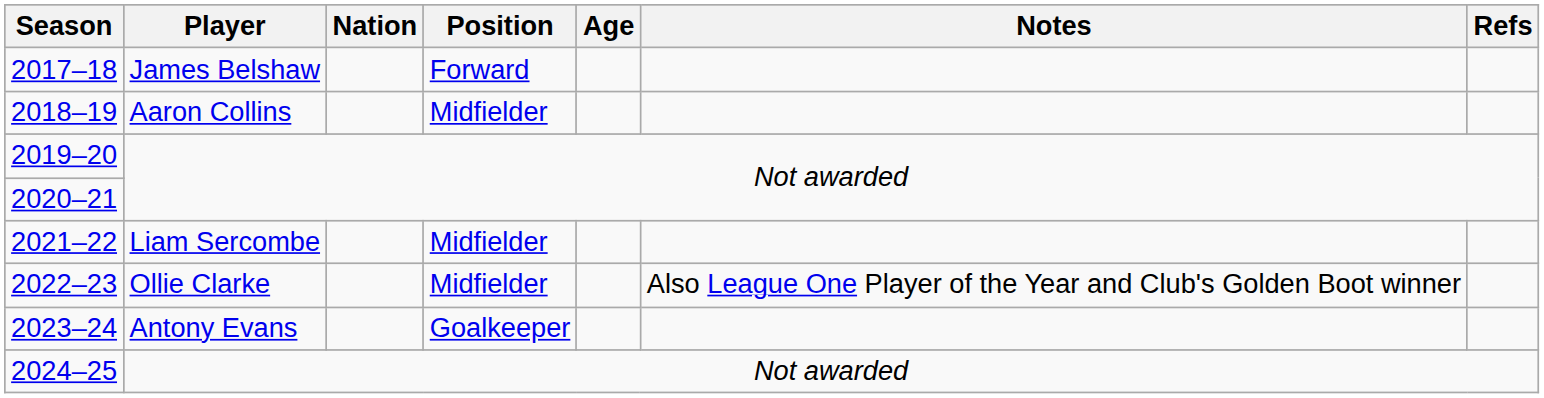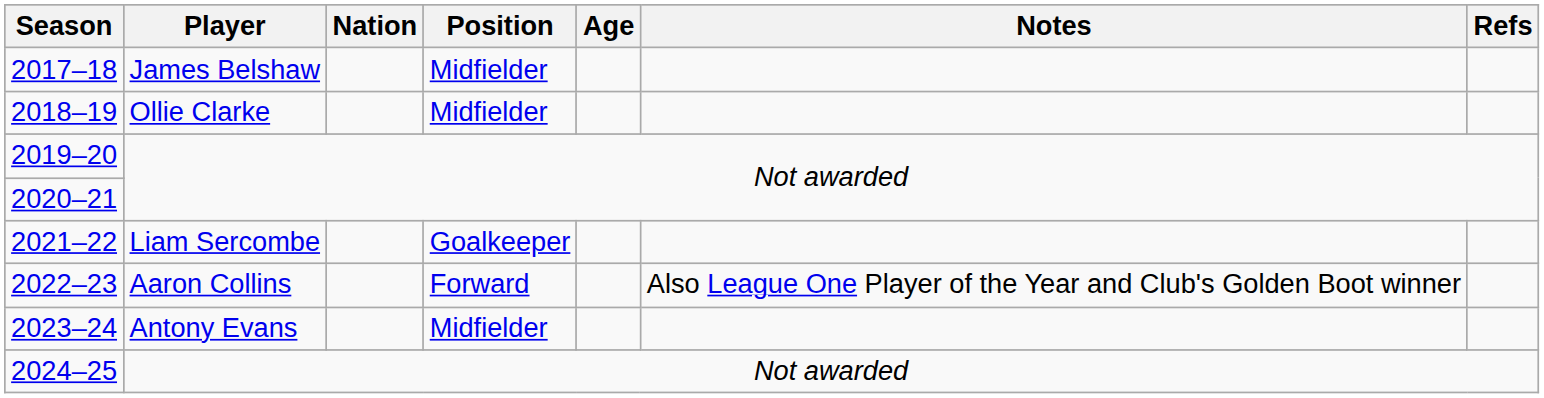(480, 69) Forward -> (489, 69) Midfielder
(210, 112) Aaron Collins -> (200, 112) Ollie Clarke
(489, 241) Midfielder -> (500, 241) Goalkeeper
(200, 284) Ollie Clarke -> (210, 284) Aaron Collins
(489, 284) Midfielder -> (480, 284) Forward
(500, 328) Goalkeeper -> (489, 328) Midfielder
